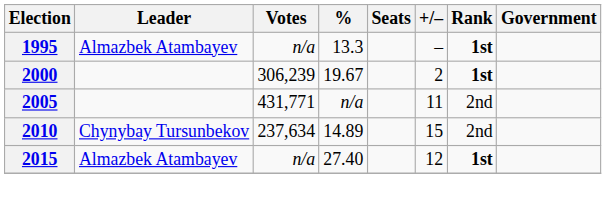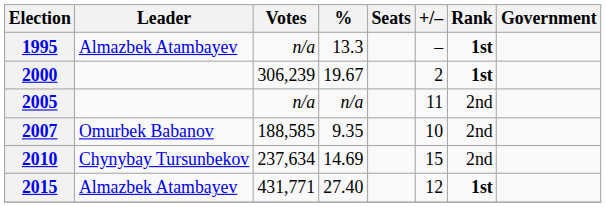(286, 103) 431,771 -> (304, 103) n/a
+ row: (40, 131)
(343, 131) 14.89 -> (343, 159) 14.69
(304, 159) n/a -> (286, 187) 431,771
